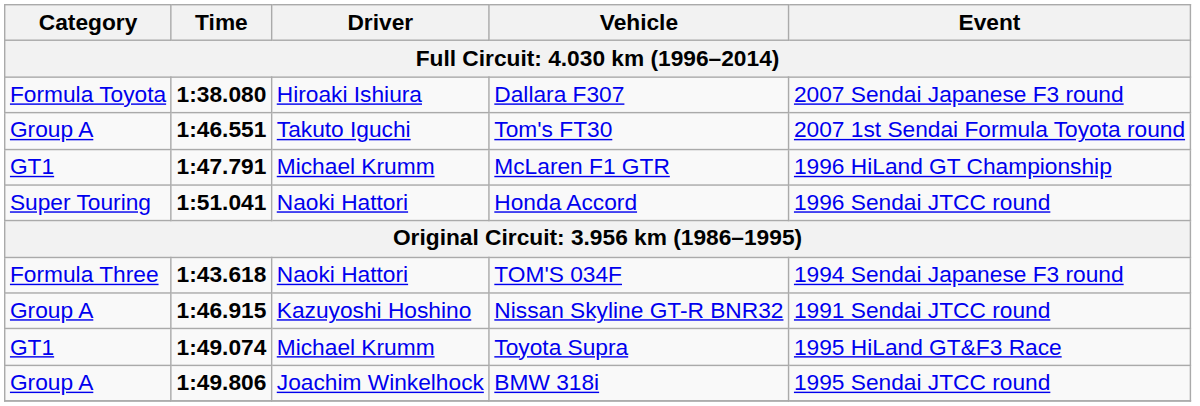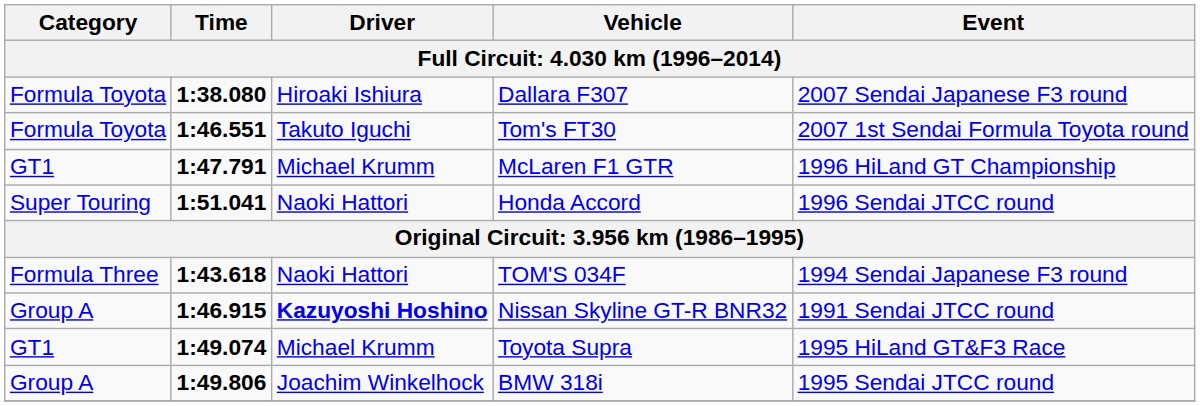(52, 130) Group A -> (88, 130) Formula Toyota
(374, 310) normal -> (382, 310) bold
